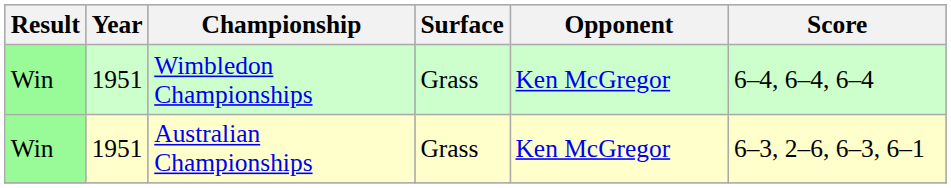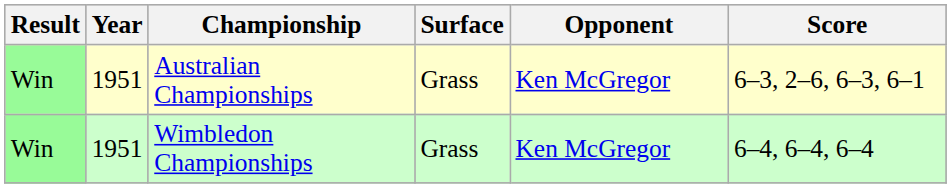rows swapped: (233, 148) <-> (233, 79)
